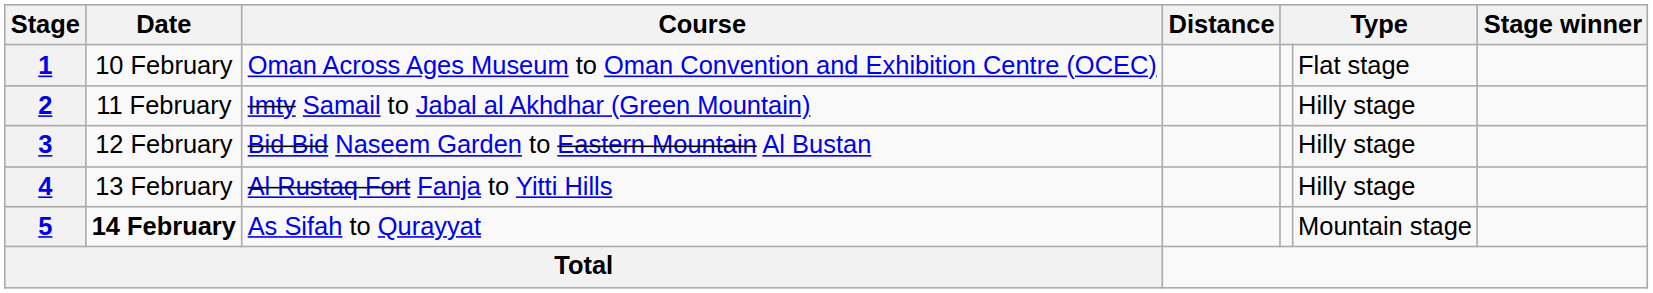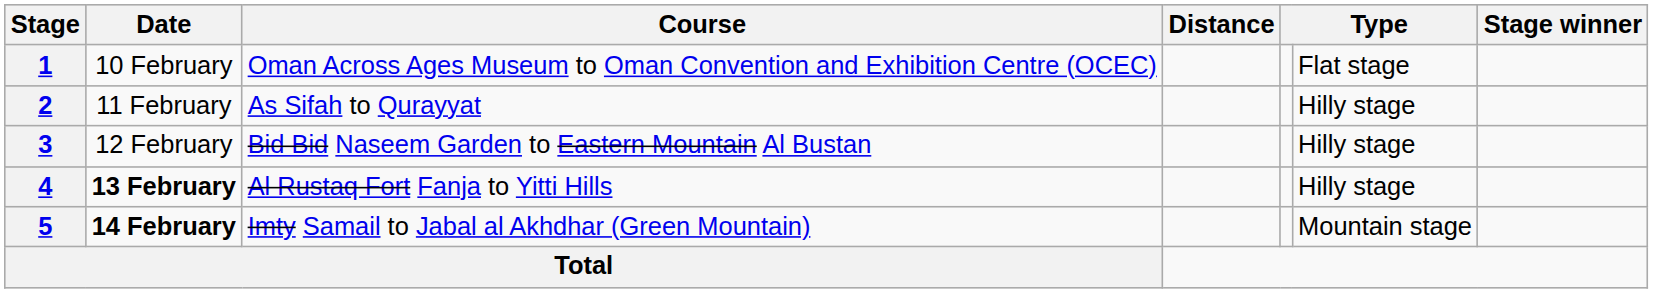(529, 105) Imty Samail to Jabal al Akhdhar (Green Mountain) -> (364, 105) As Sifah to Qurayyat
(164, 186) normal -> (164, 186) bold
(364, 226) As Sifah to Qurayyat -> (529, 226) Imty Samail to Jabal al Akhdhar (Green Mountain)
